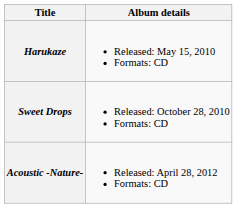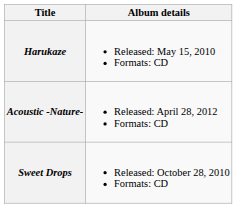rows swapped: (45, 112) <-> (45, 172)
